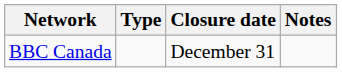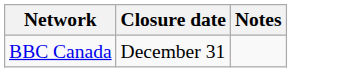- column: (141, 19)
